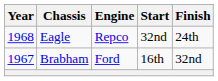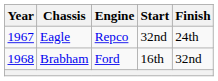(21, 37) 1968 -> (21, 37) 1967
(21, 59) 1967 -> (21, 59) 1968
